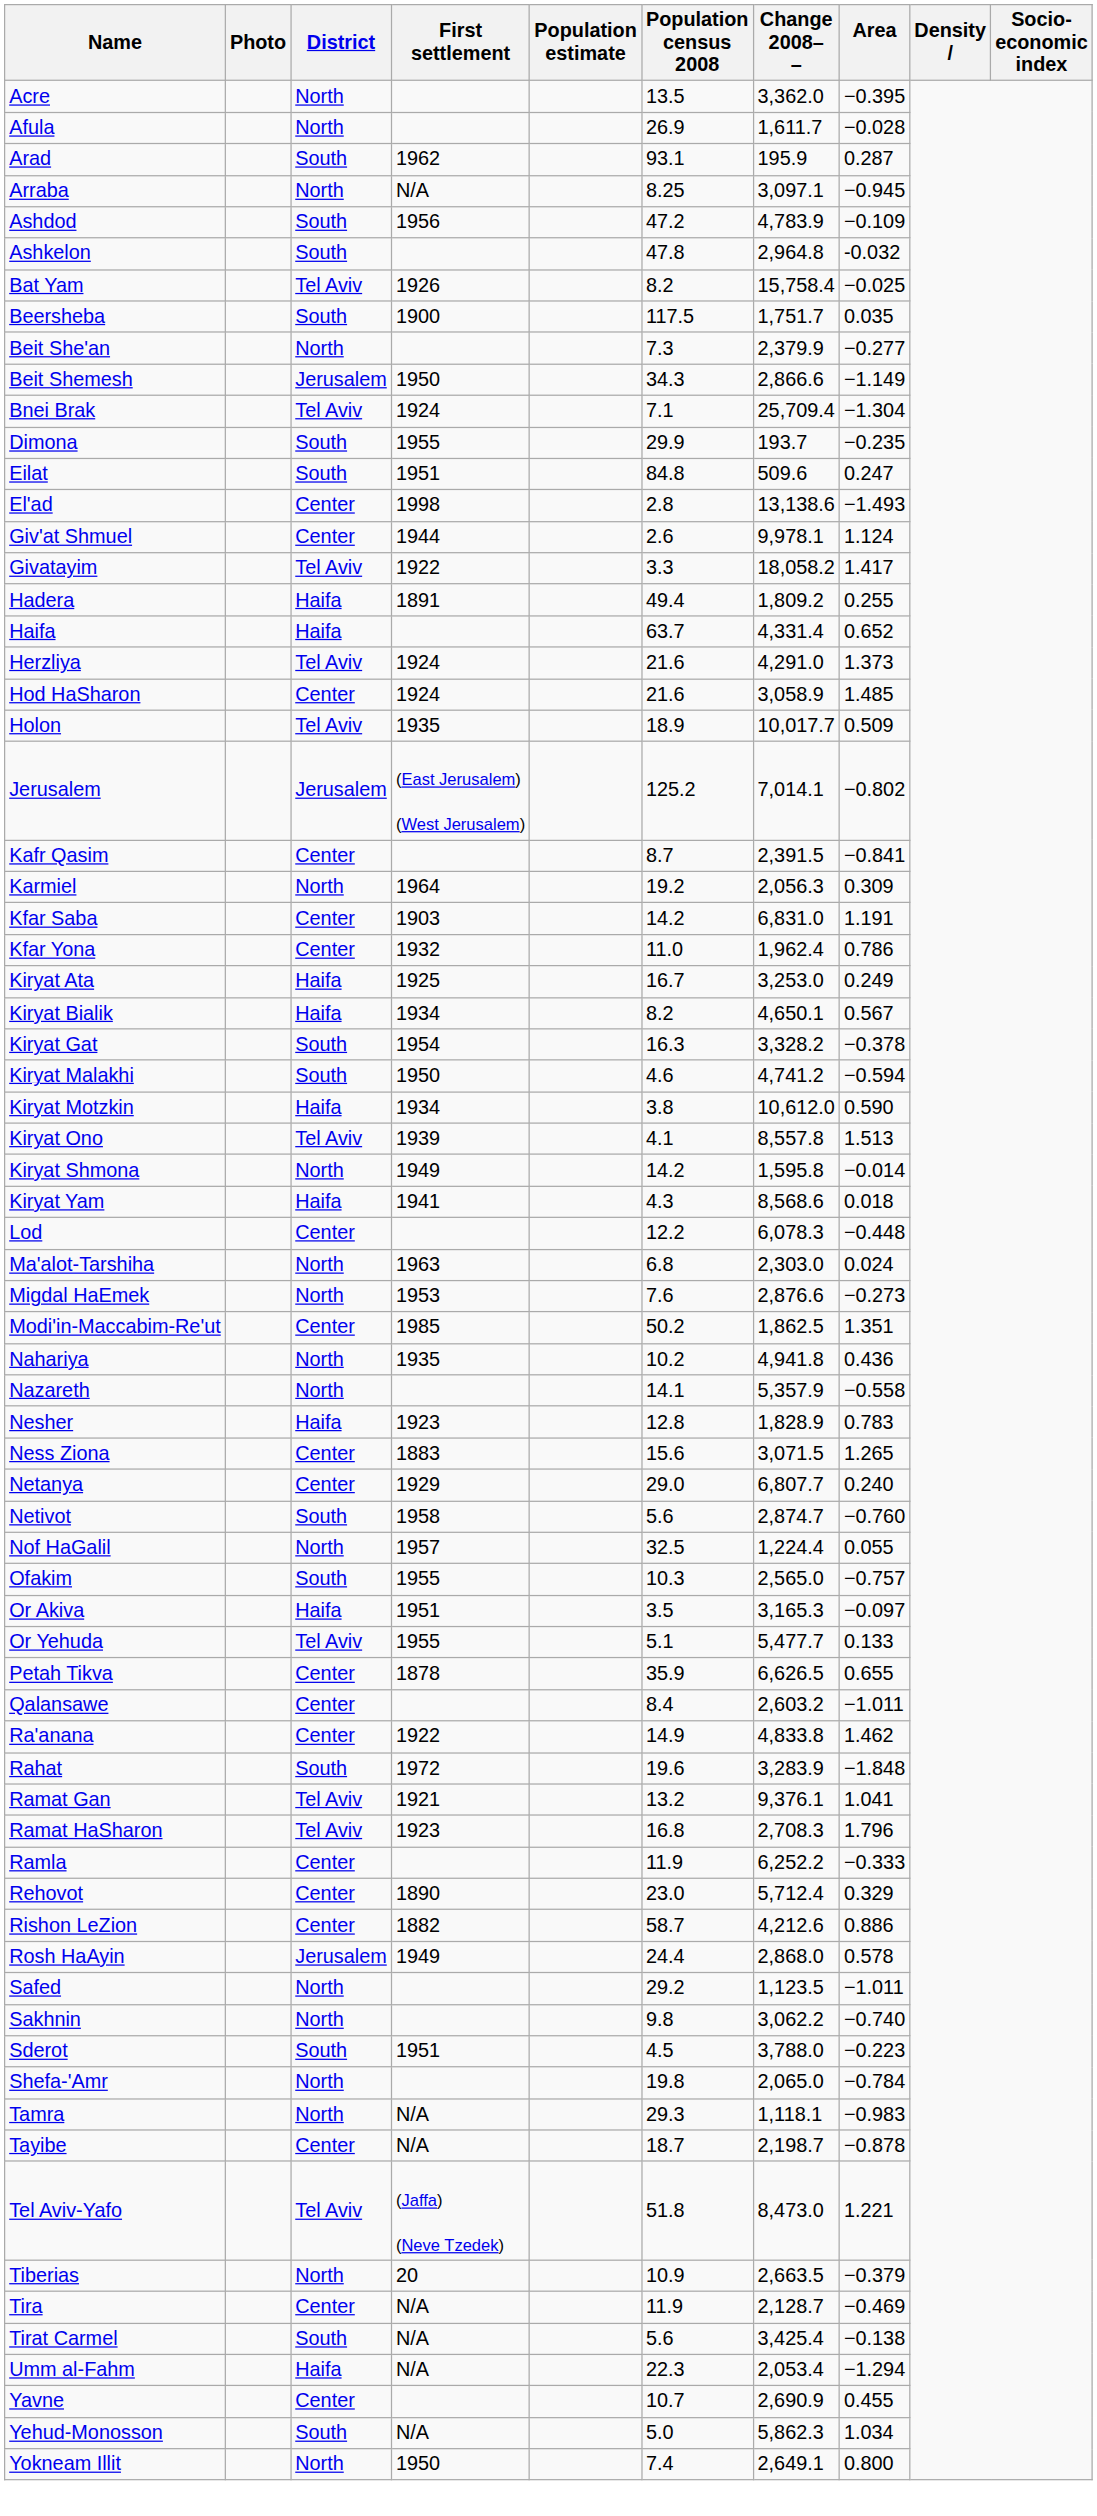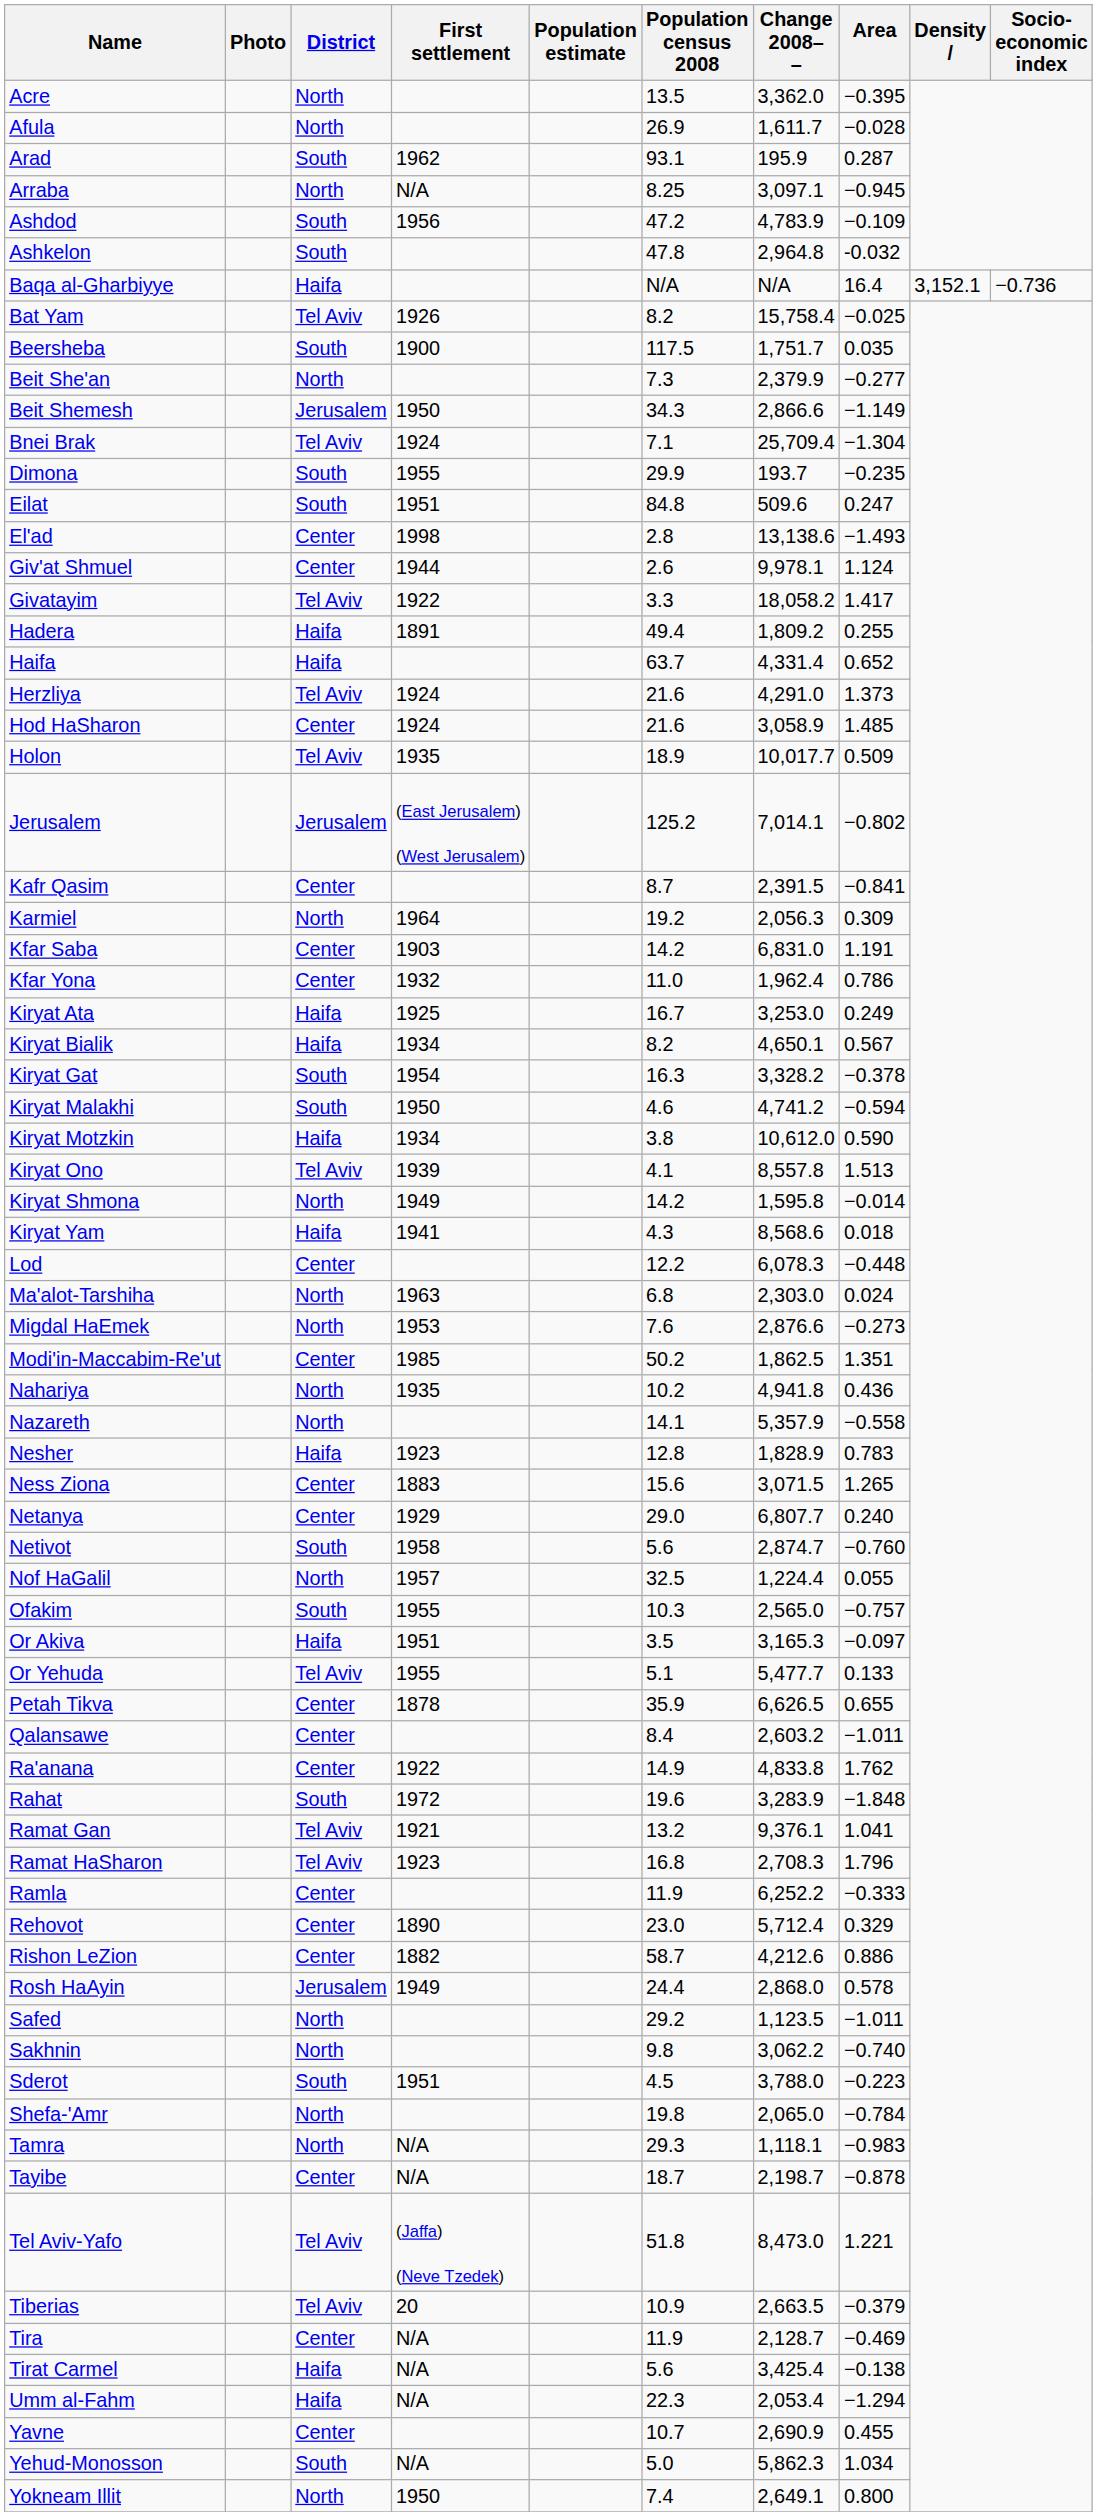+ row: (91, 285)
(869, 1736) 1.462 -> (869, 1768) 1.762
(320, 2275) North -> (329, 2306) Tel Aviv
(321, 2338) South -> (318, 2369) Haifa
